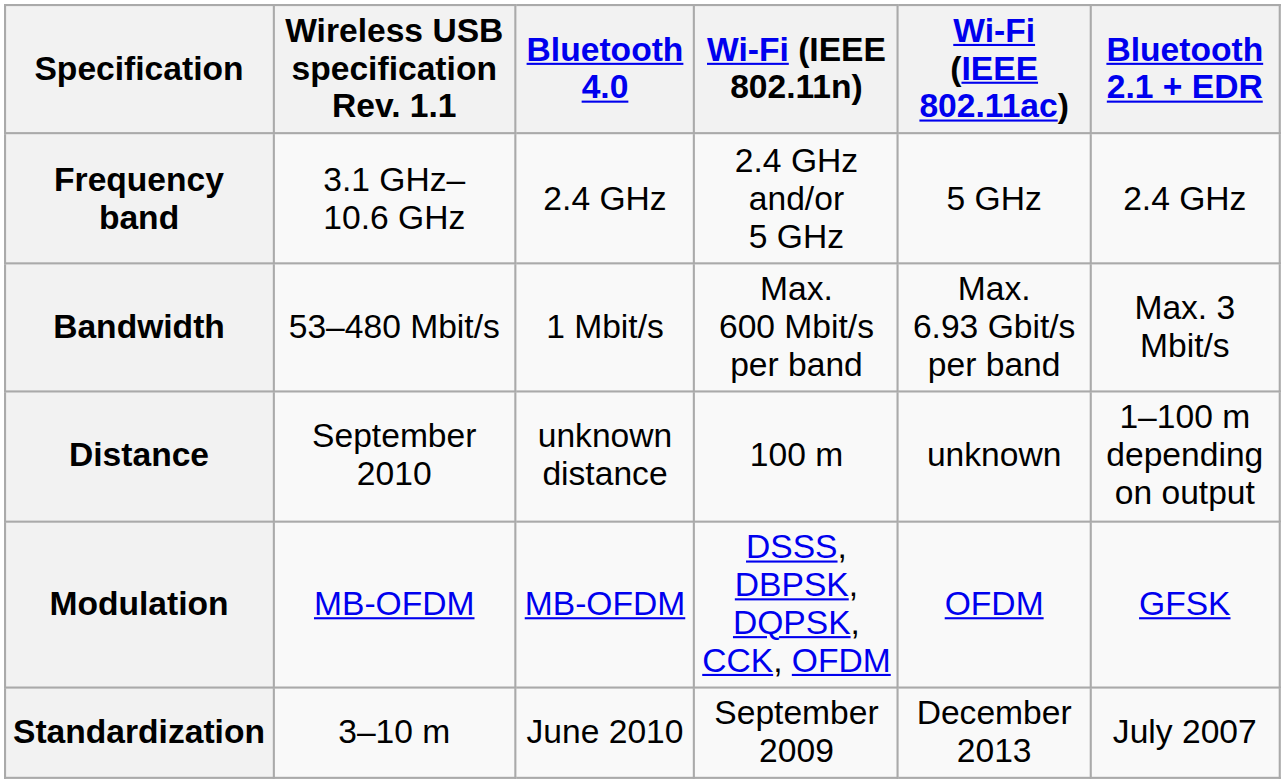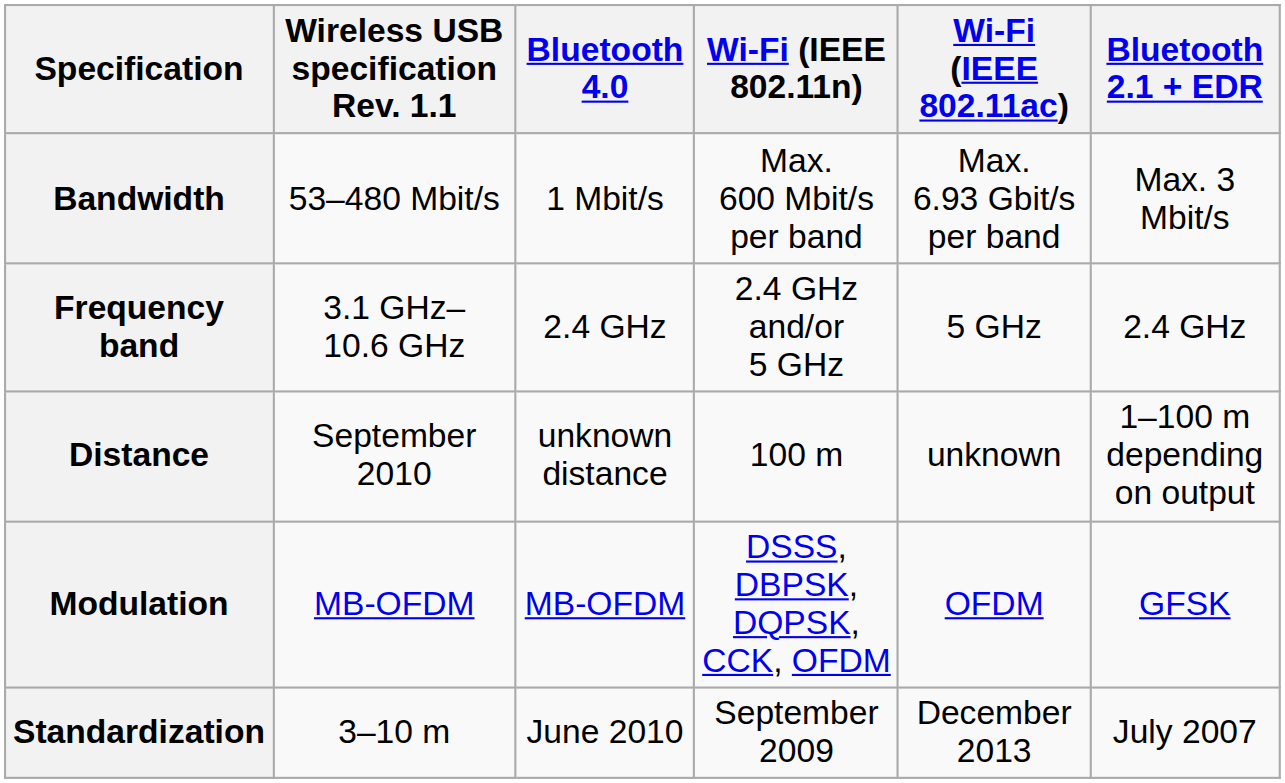rows swapped: (139, 197) <-> (139, 326)
